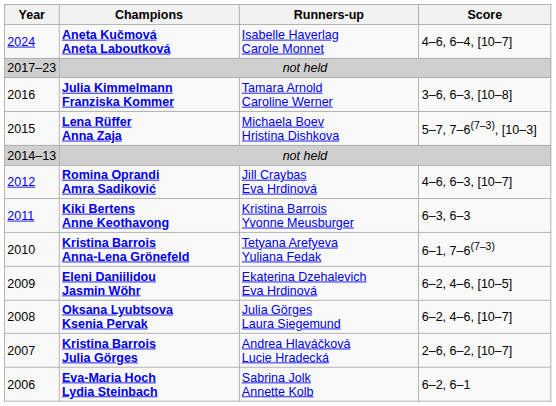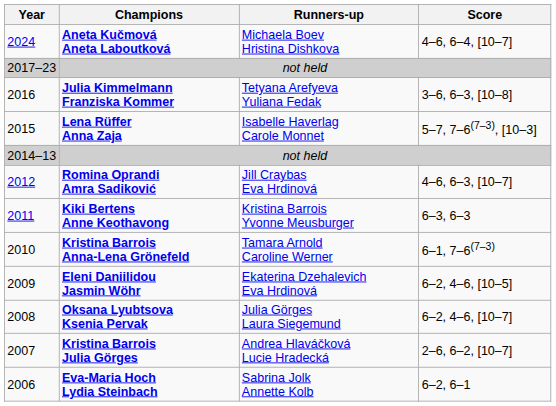(290, 41) Isabelle Haverlag Carole Monnet -> (291, 41) Michaela Boev Hristina Dishkova
(287, 95) Tamara Arnold Caroline Werner -> (290, 95) Tetyana Arefyeva Yuliana Fedak
(291, 129) Michaela Boev Hristina Dishkova -> (290, 129) Isabelle Haverlag Carole Monnet
(290, 250) Tetyana Arefyeva Yuliana Fedak -> (287, 250) Tamara Arnold Caroline Werner
